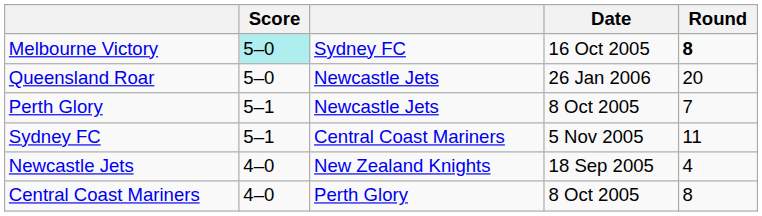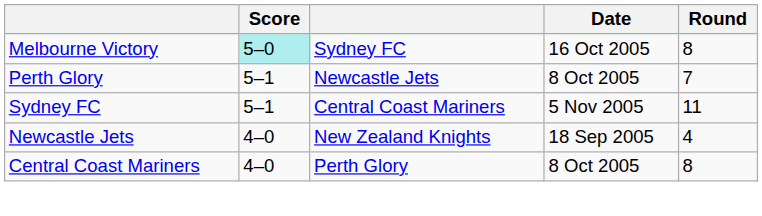(688, 48) bold -> (688, 48) normal
- row: (82, 78)
